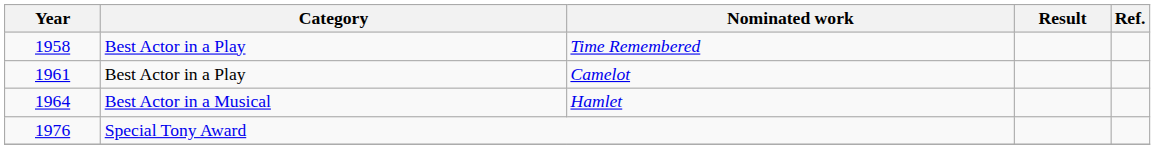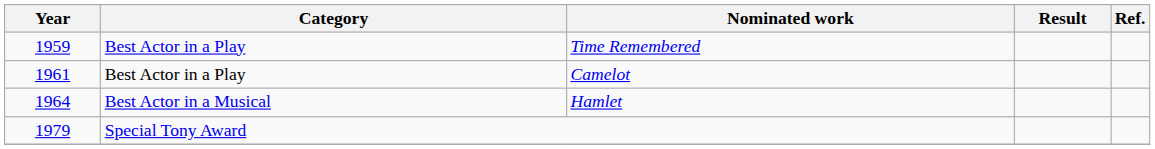(53, 46) 1958 -> (53, 46) 1959
(53, 130) 1976 -> (53, 130) 1979
